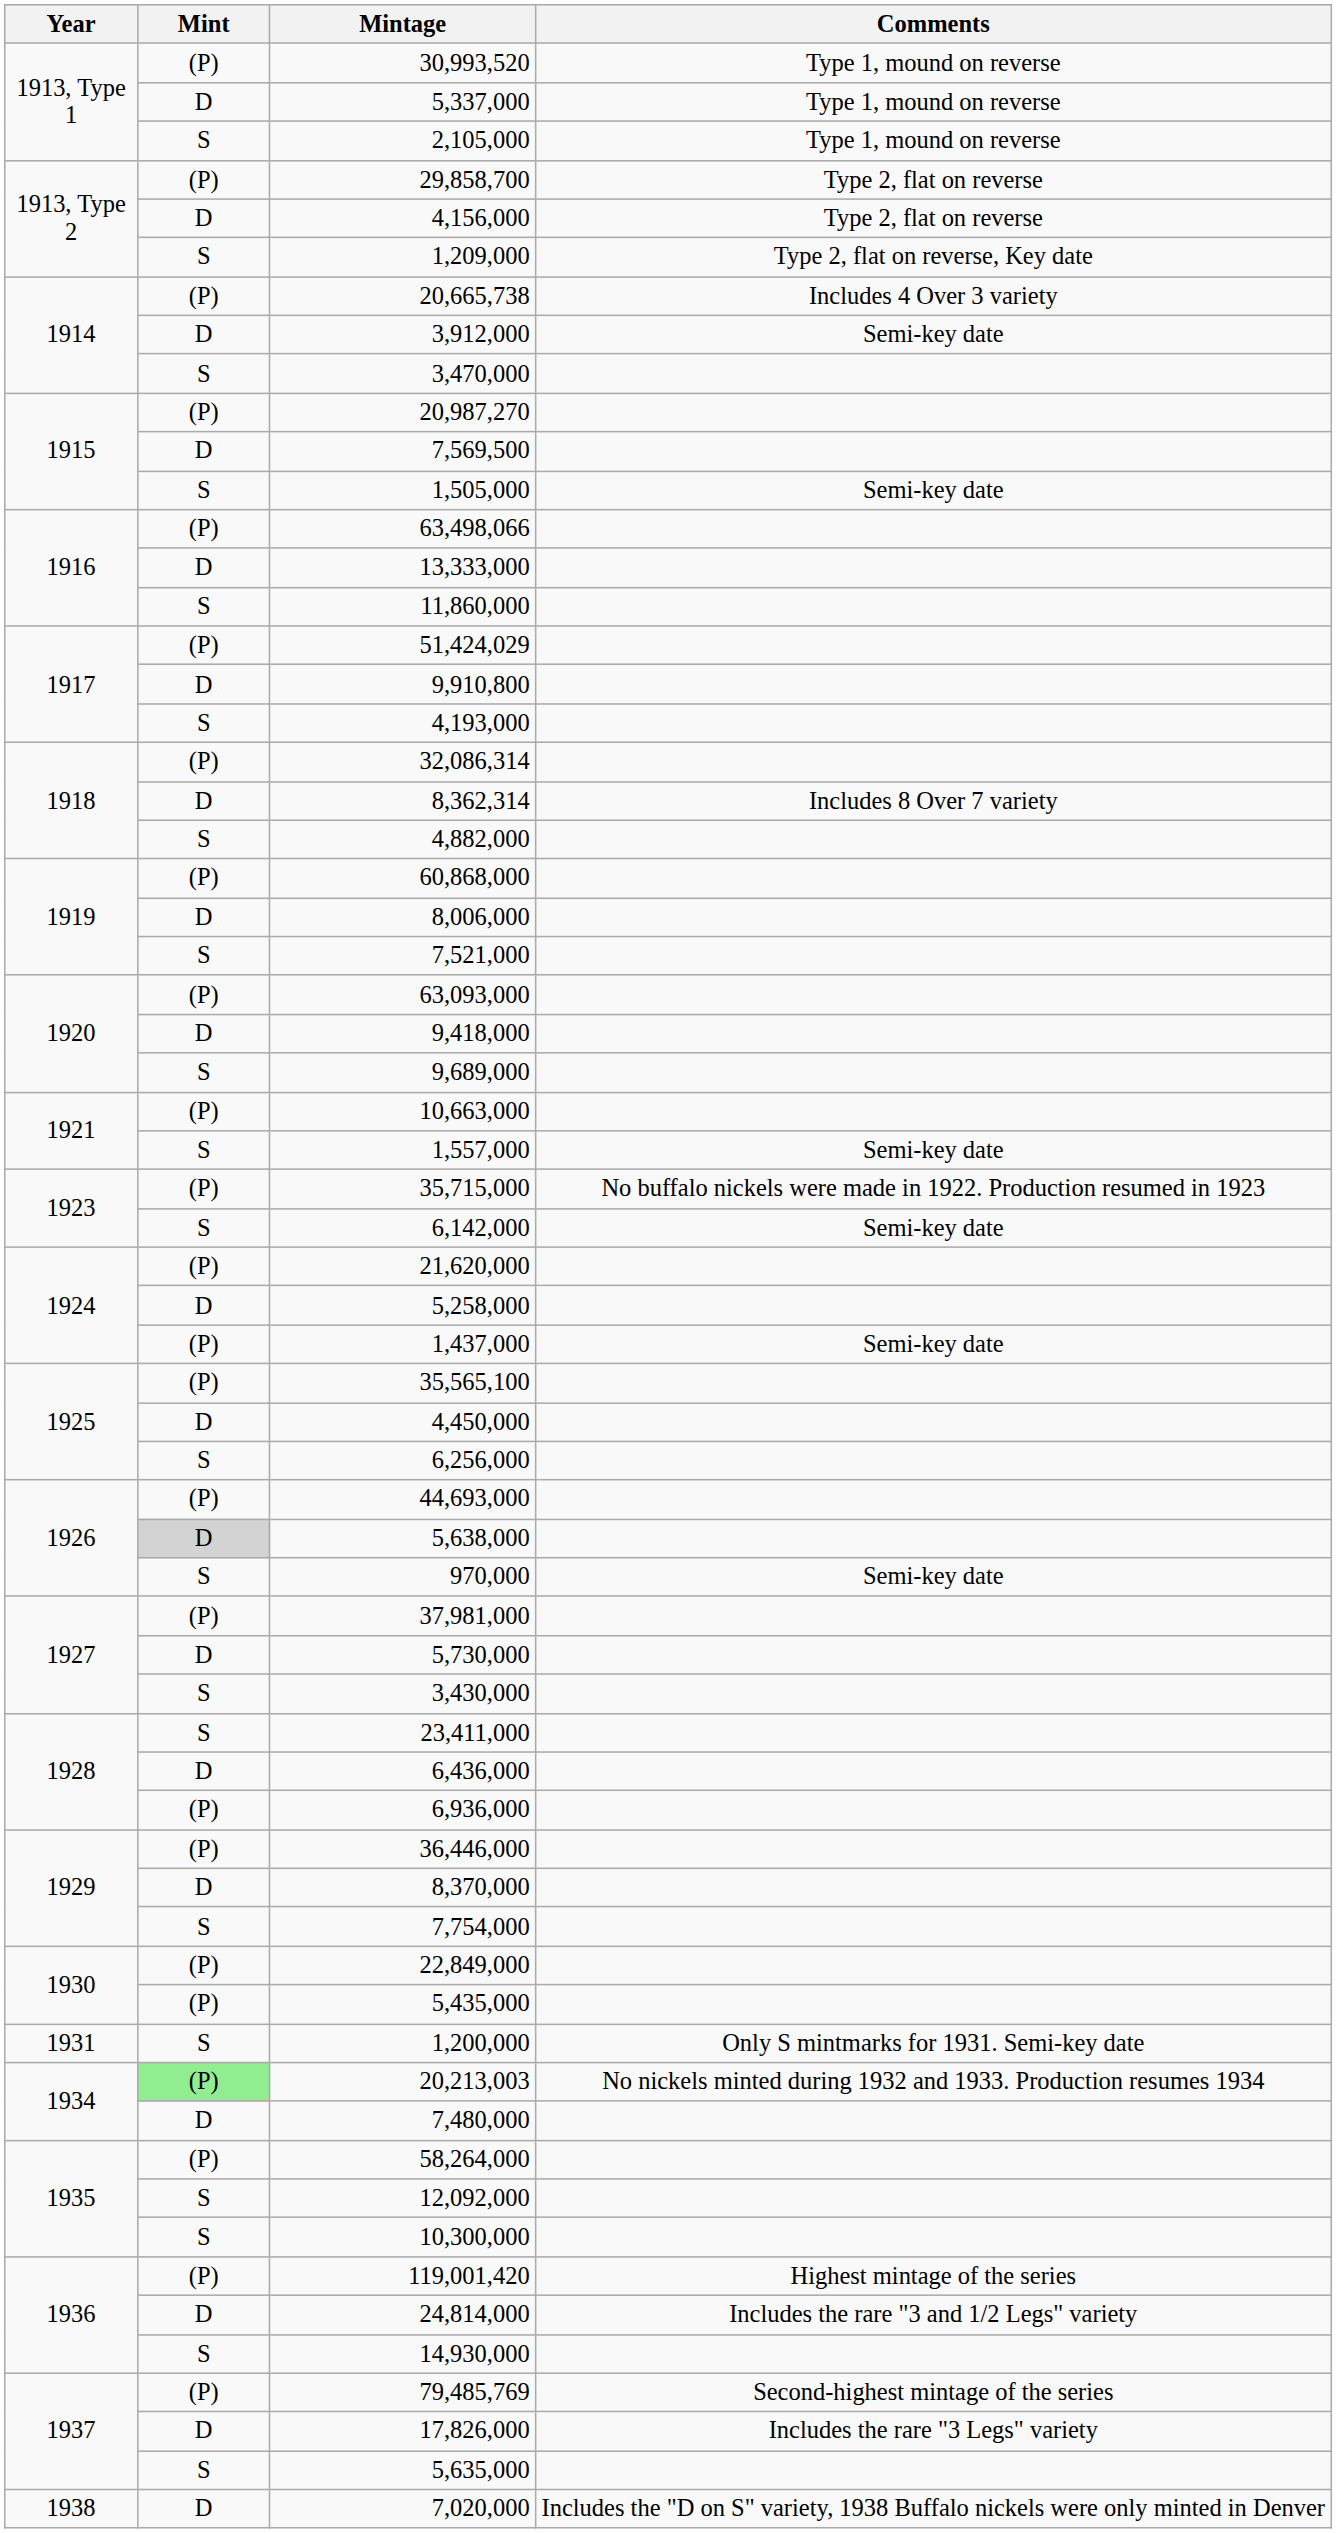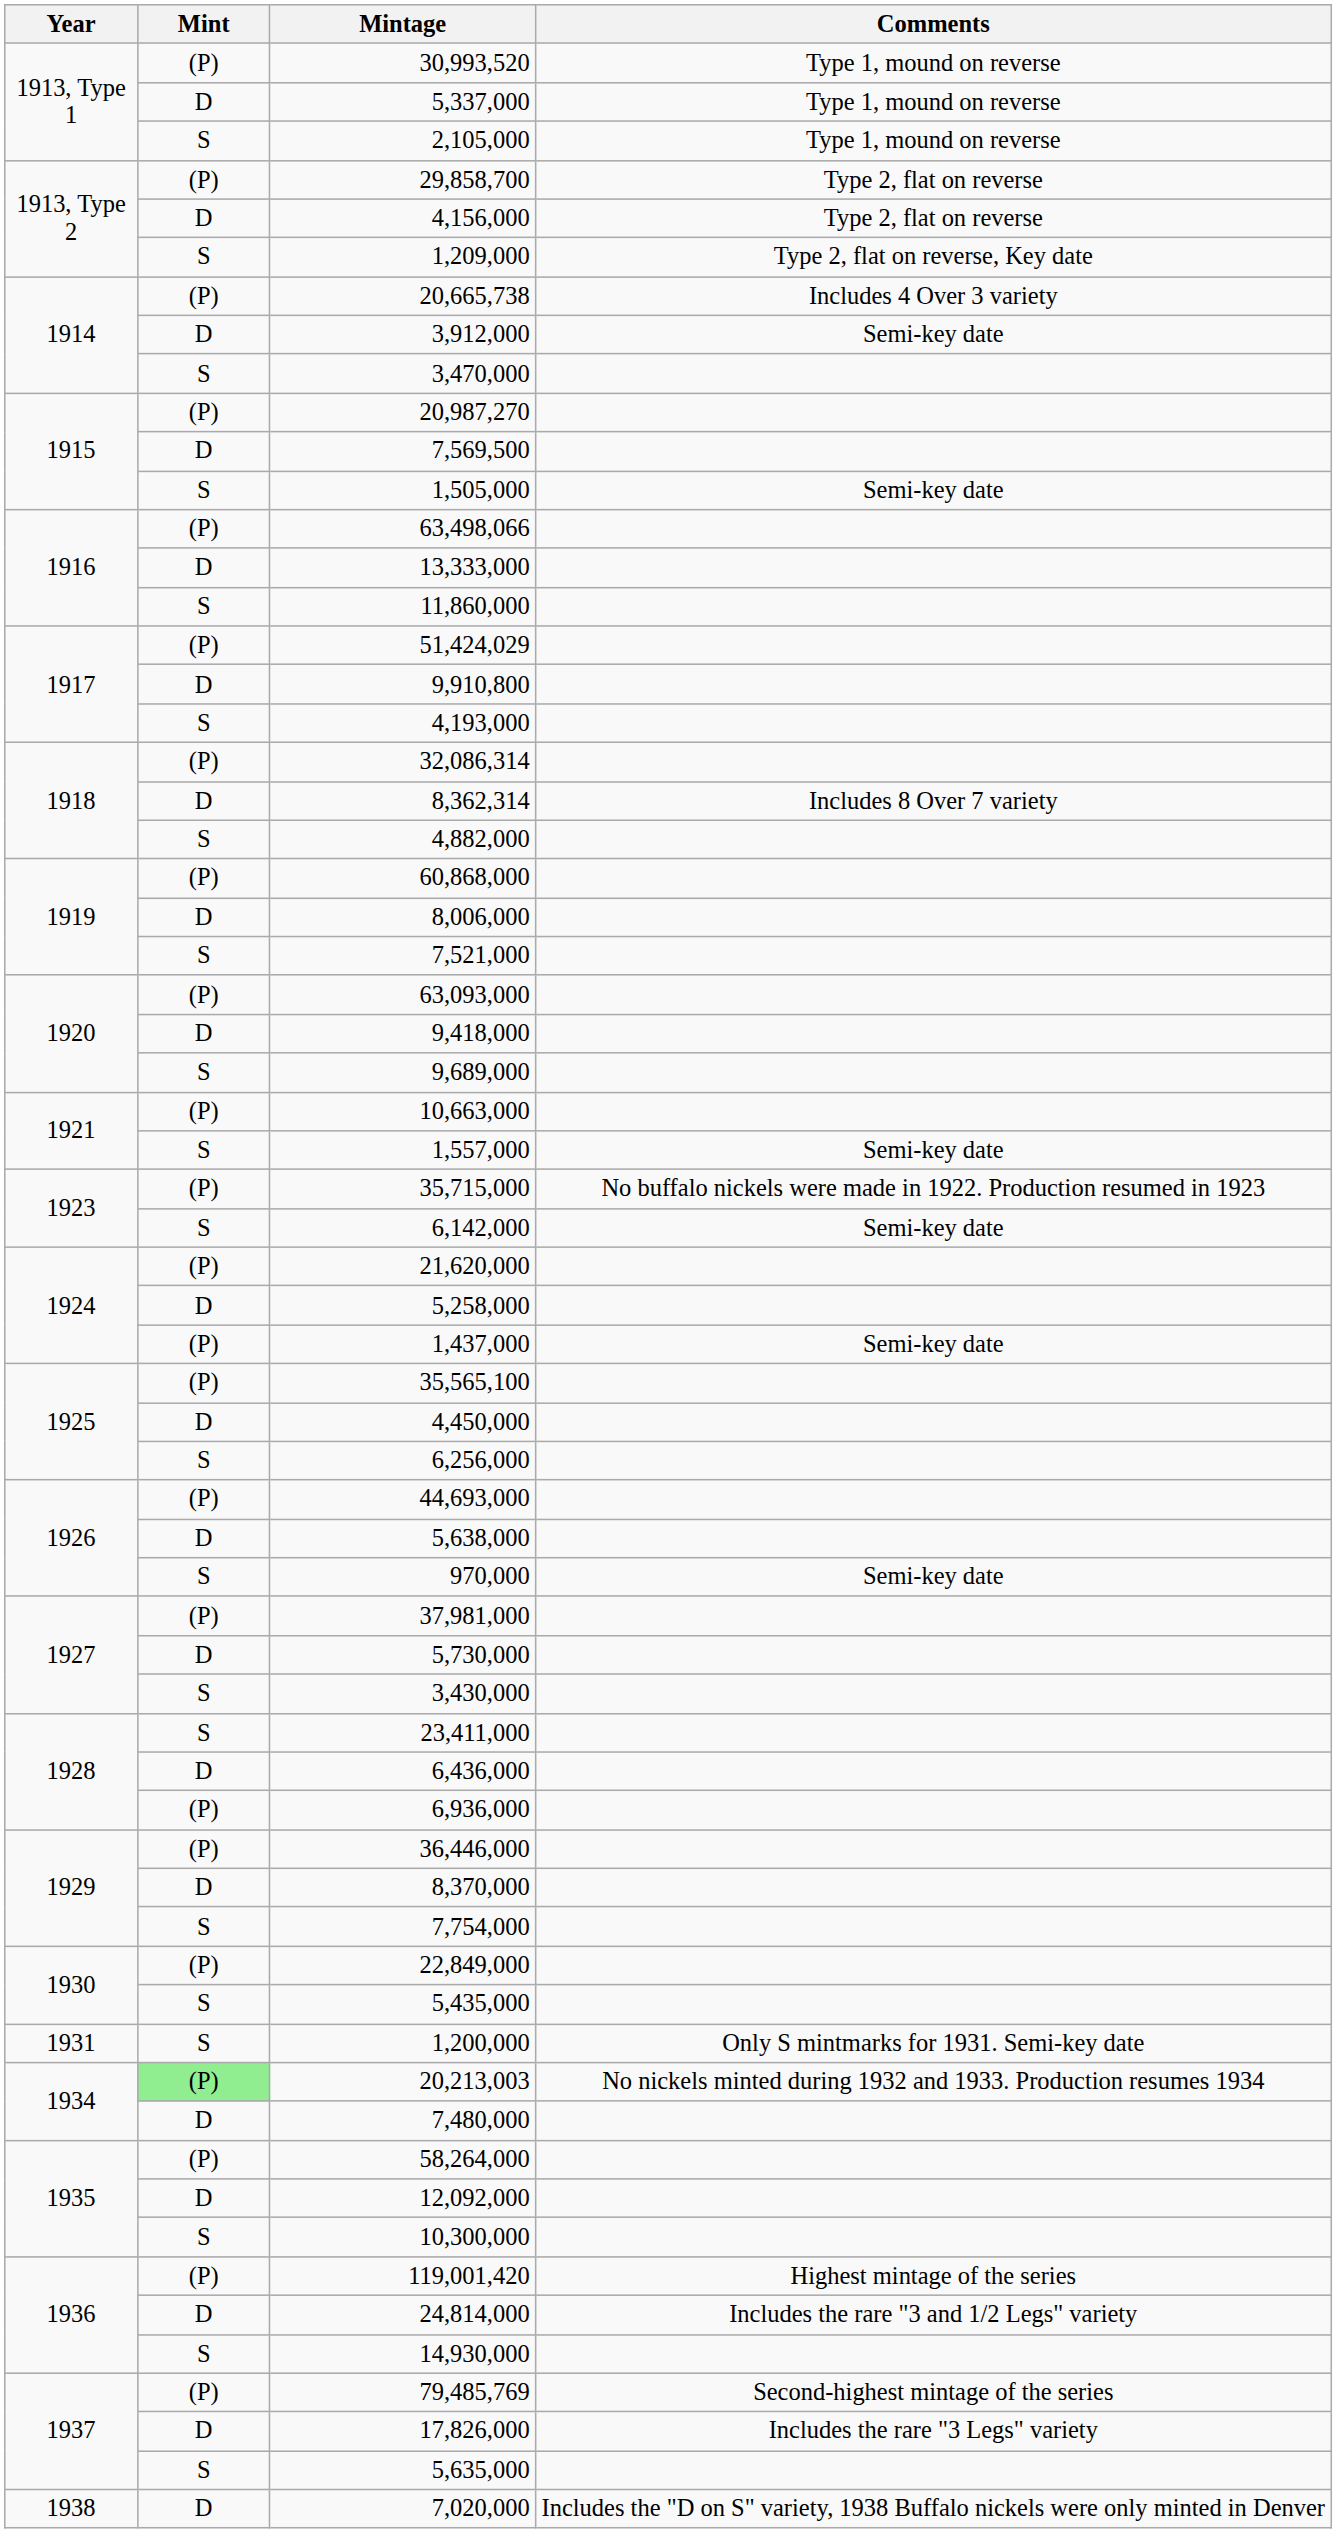(204, 1538) lightgrey background -> (204, 1538) no background
(204, 2003) (P) -> (204, 2003) S
(204, 2198) S -> (204, 2198) D
